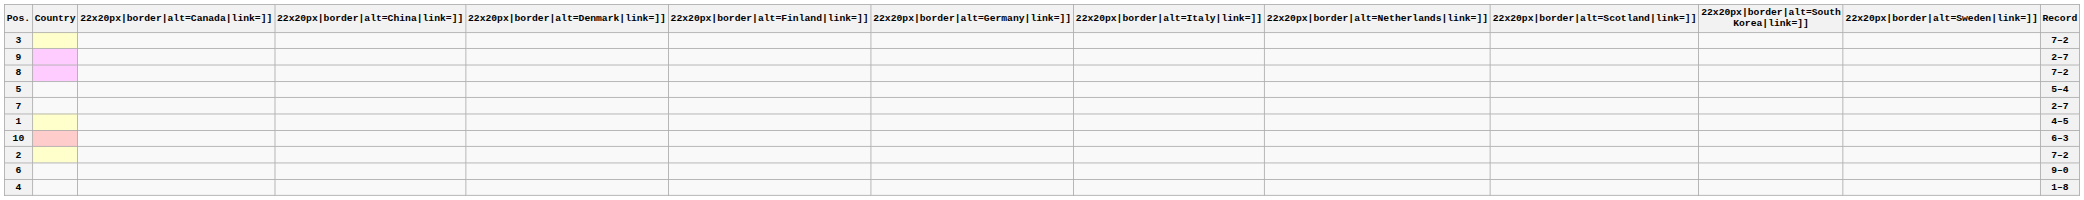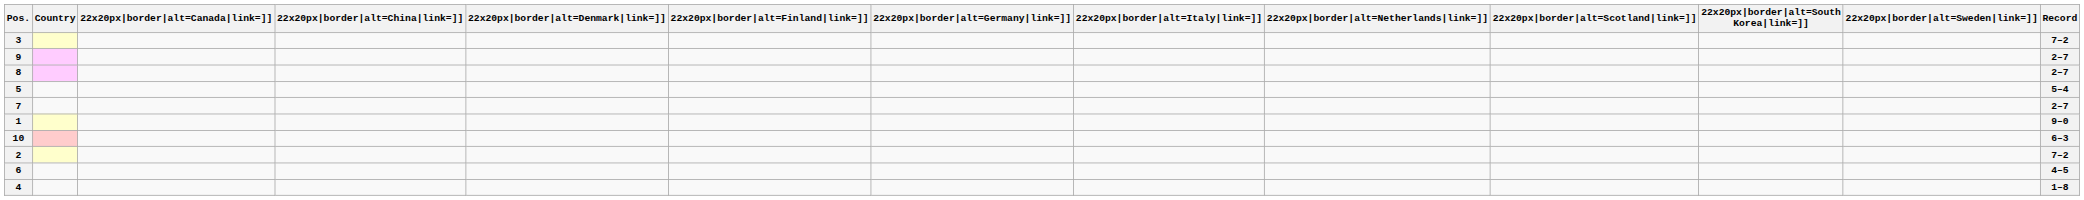(2060, 73) 7–2 -> (2060, 73) 2–7
(2060, 122) 4–5 -> (2060, 122) 9–0
(2060, 171) 9–0 -> (2060, 171) 4–5
